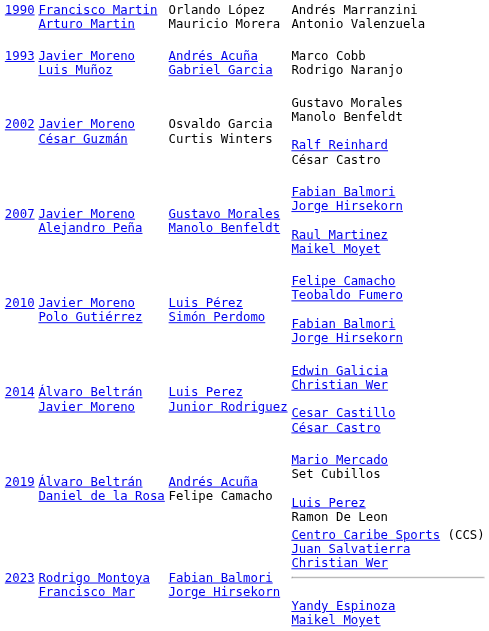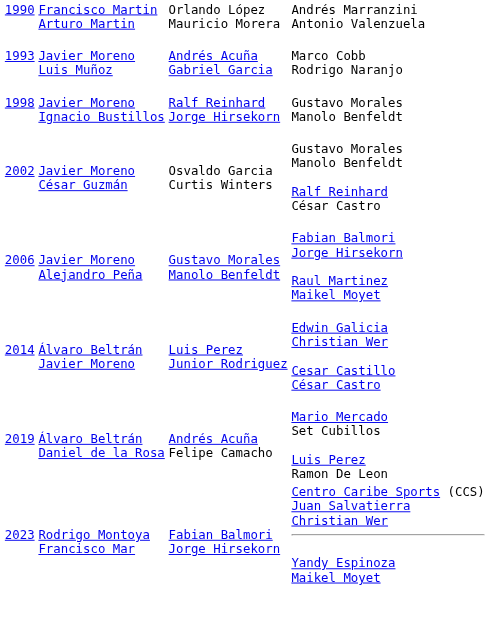+ row: (102, 109)
(20, 213) 2007 -> (20, 260) 2006
- row: (90, 309)
